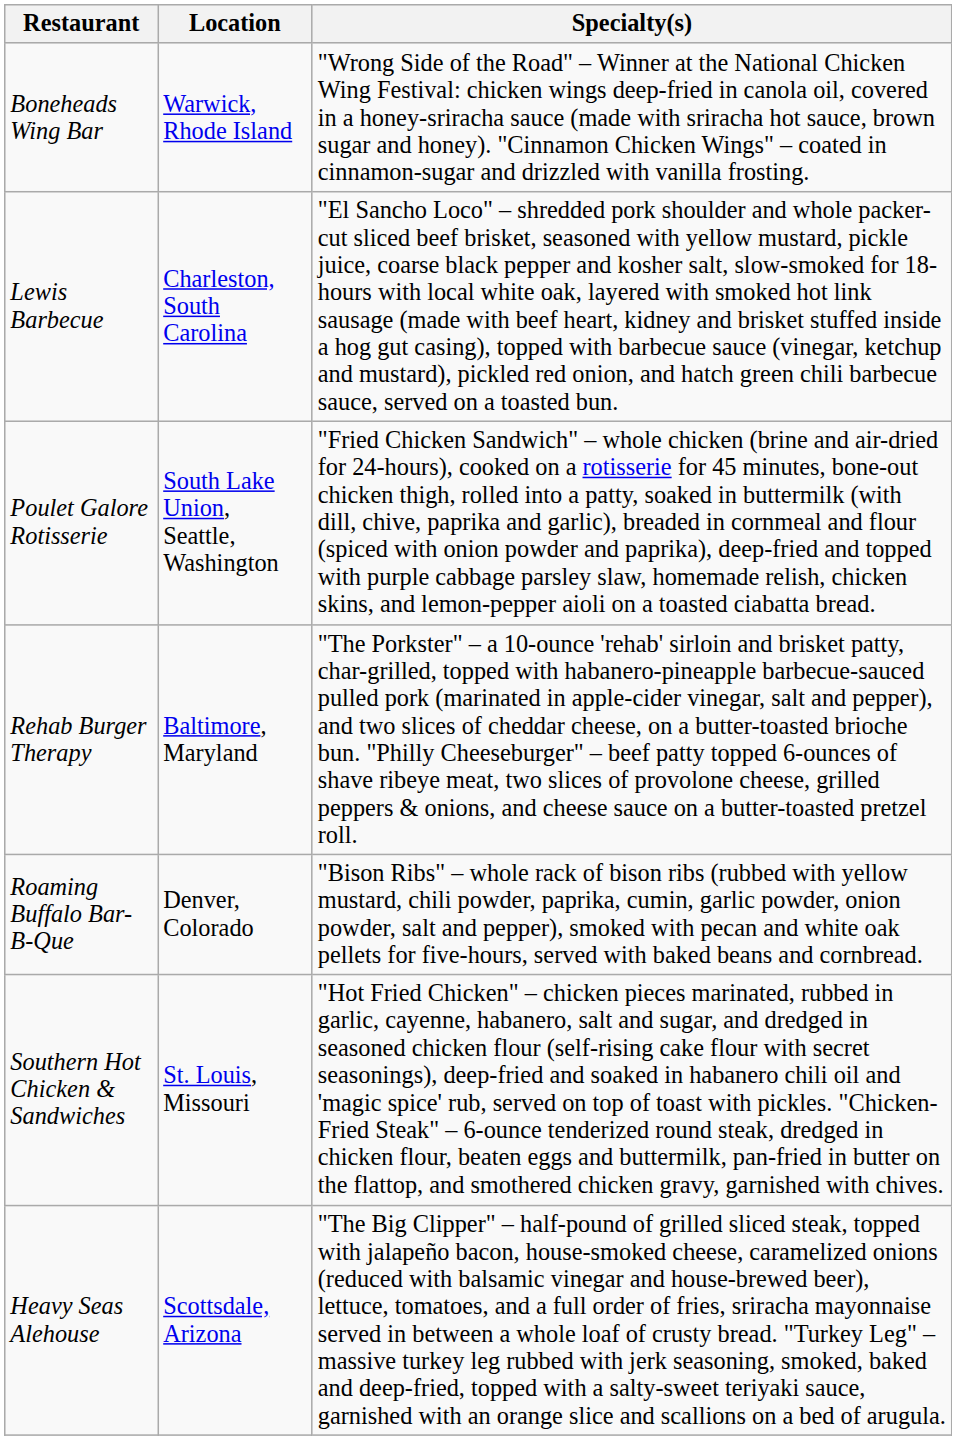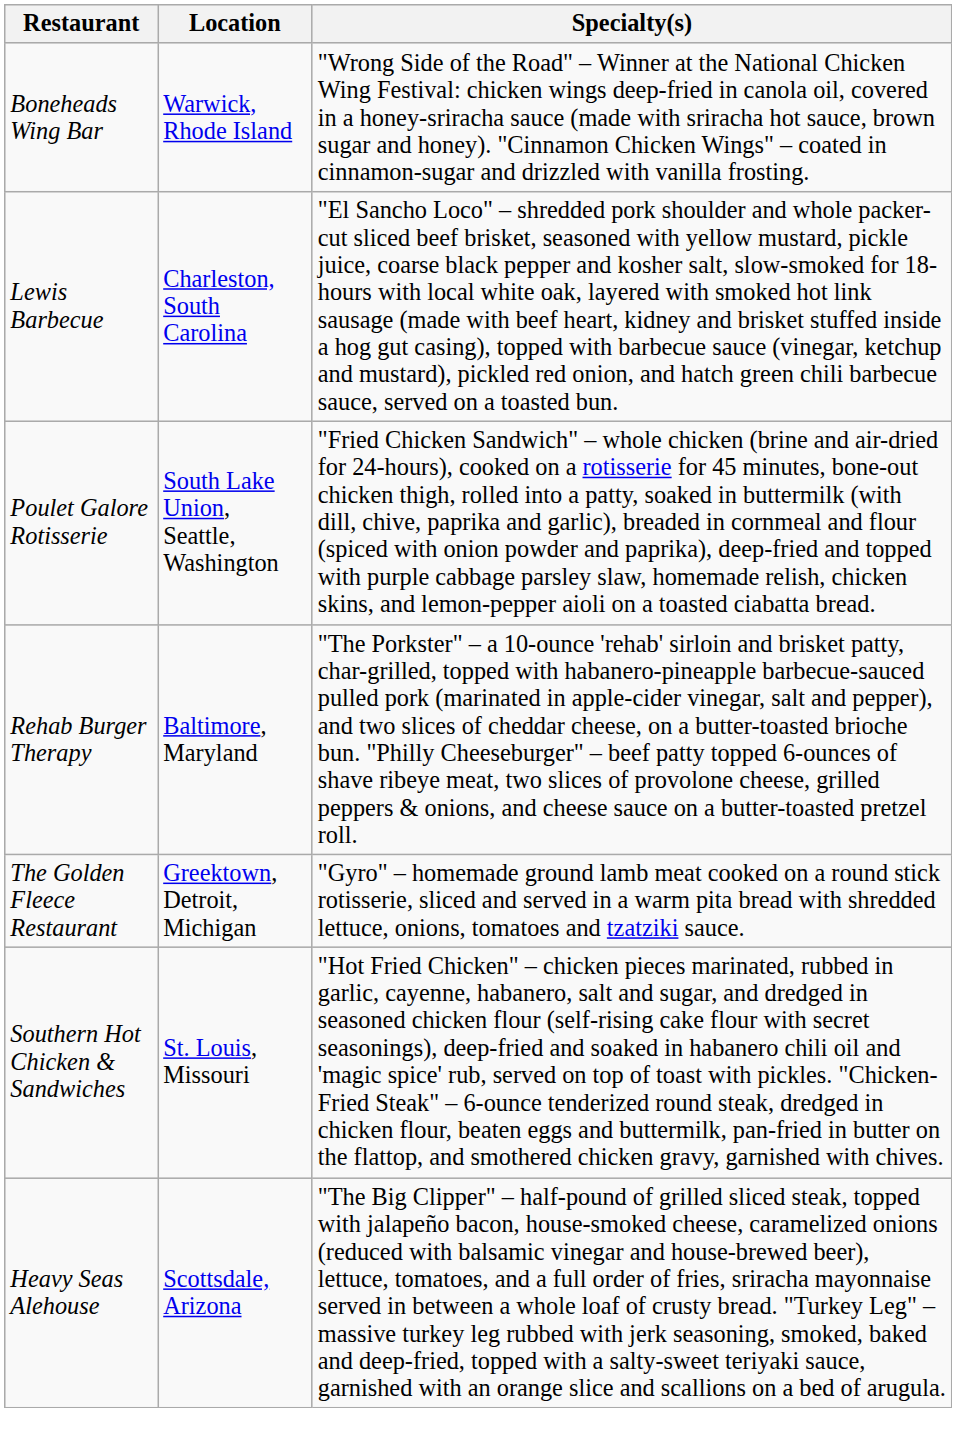+ row: (67, 900)
- row: (71, 914)
